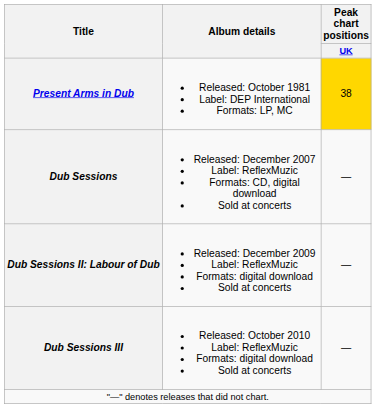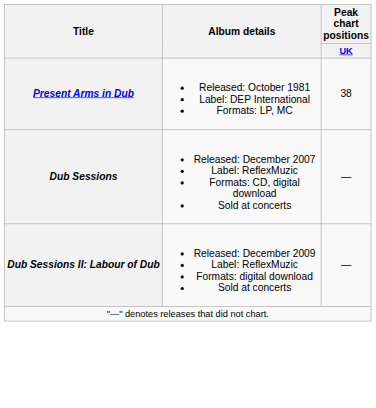(346, 93) gold background -> (346, 93) no background
- row: (83, 348)
